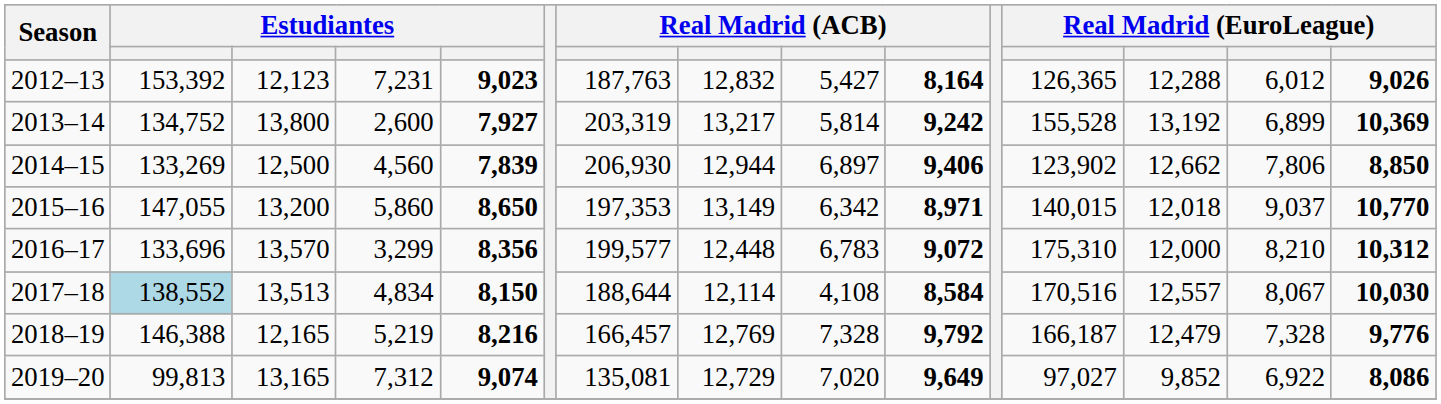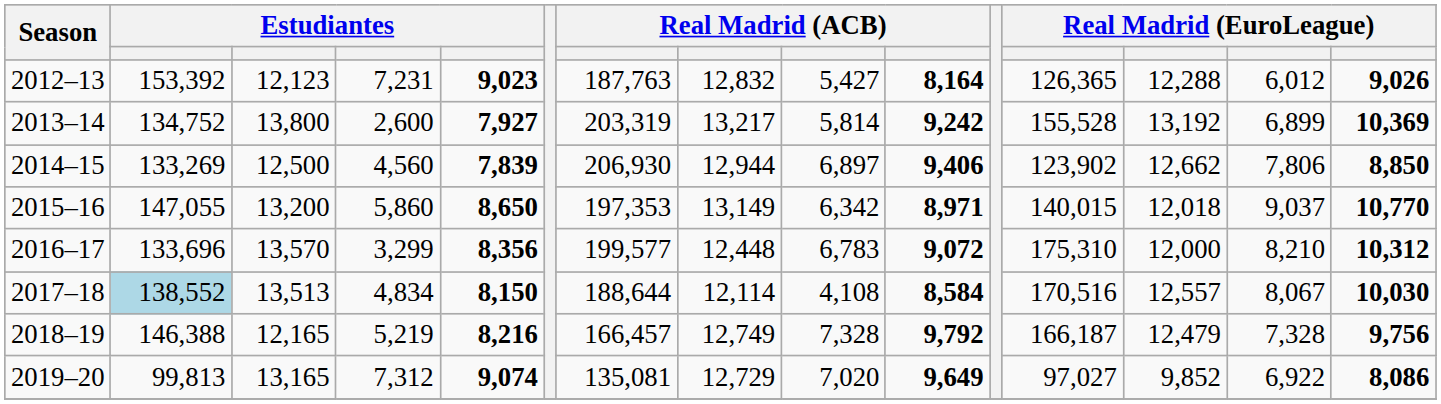(738, 334) 12,769 -> (738, 334) 12,749
(1399, 334) 9,776 -> (1399, 334) 9,756
